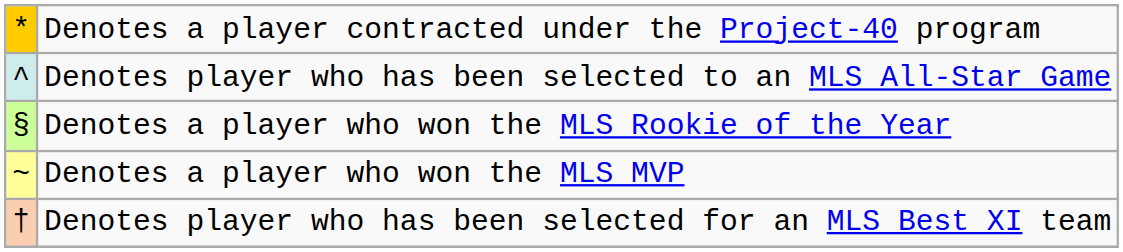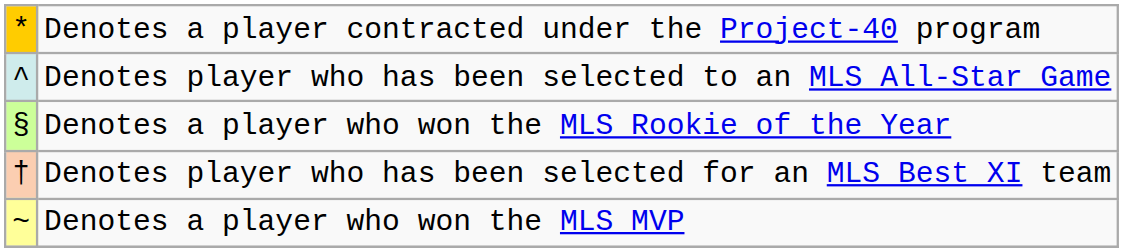rows swapped: (578, 223) <-> (364, 174)
